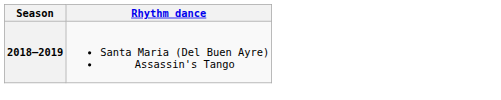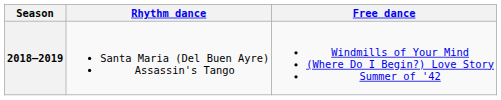+ column: (384, 13)
